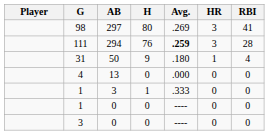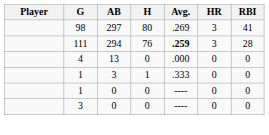- row: (80, 59)
